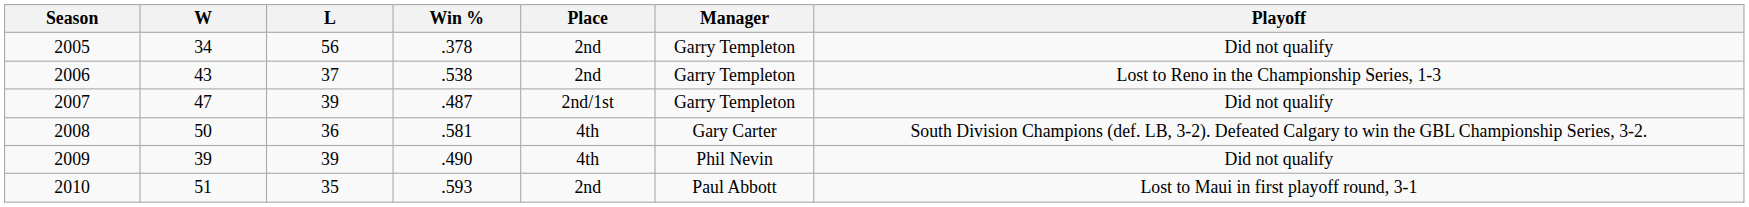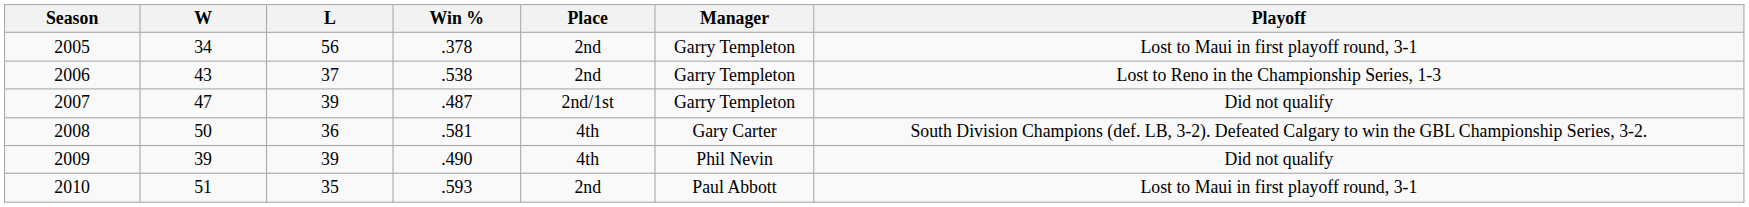(1279, 46) Did not qualify -> (1279, 46) Lost to Maui in first playoff round, 3-1
